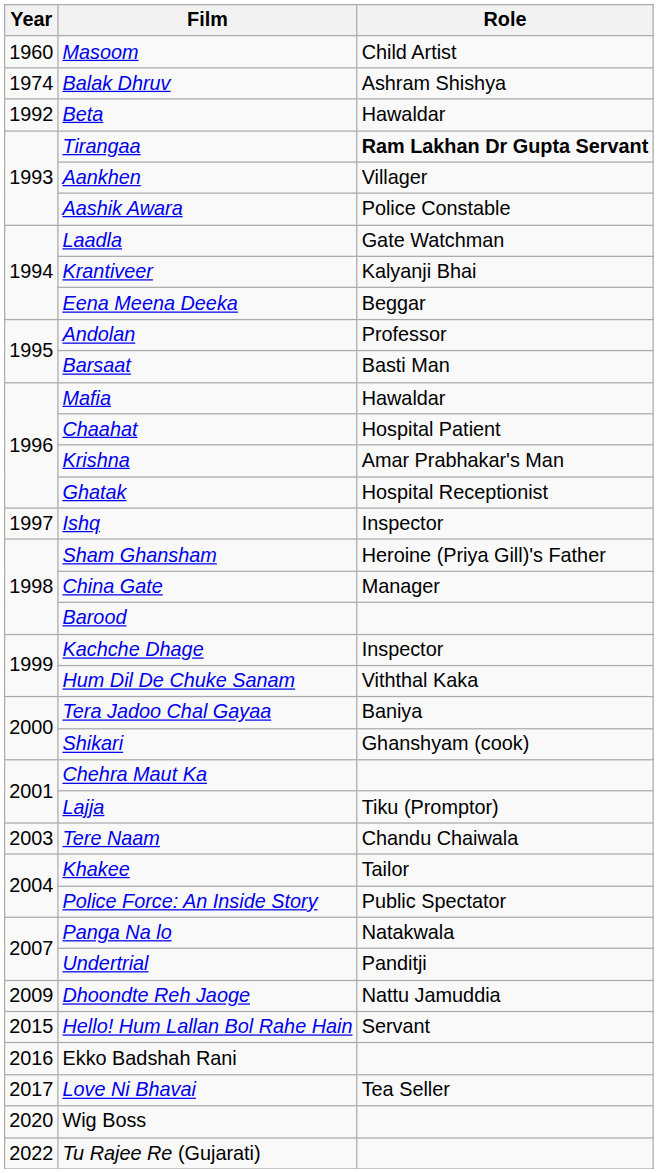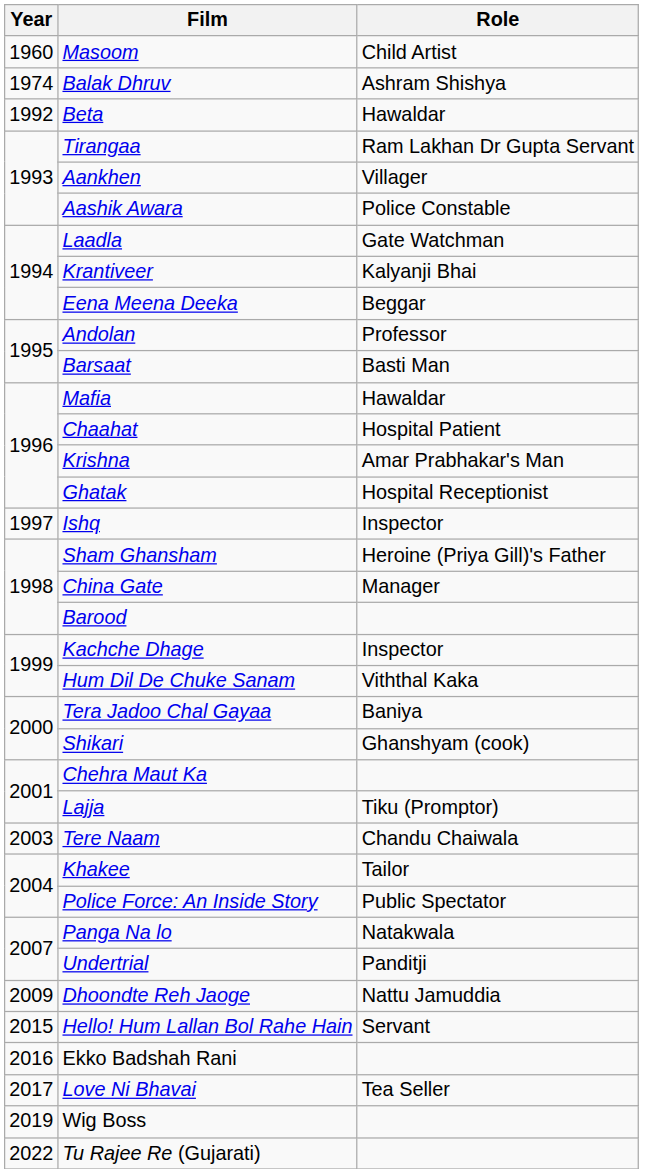(505, 146) bold -> (498, 146) normal
(31, 1121) 2020 -> (31, 1121) 2019
